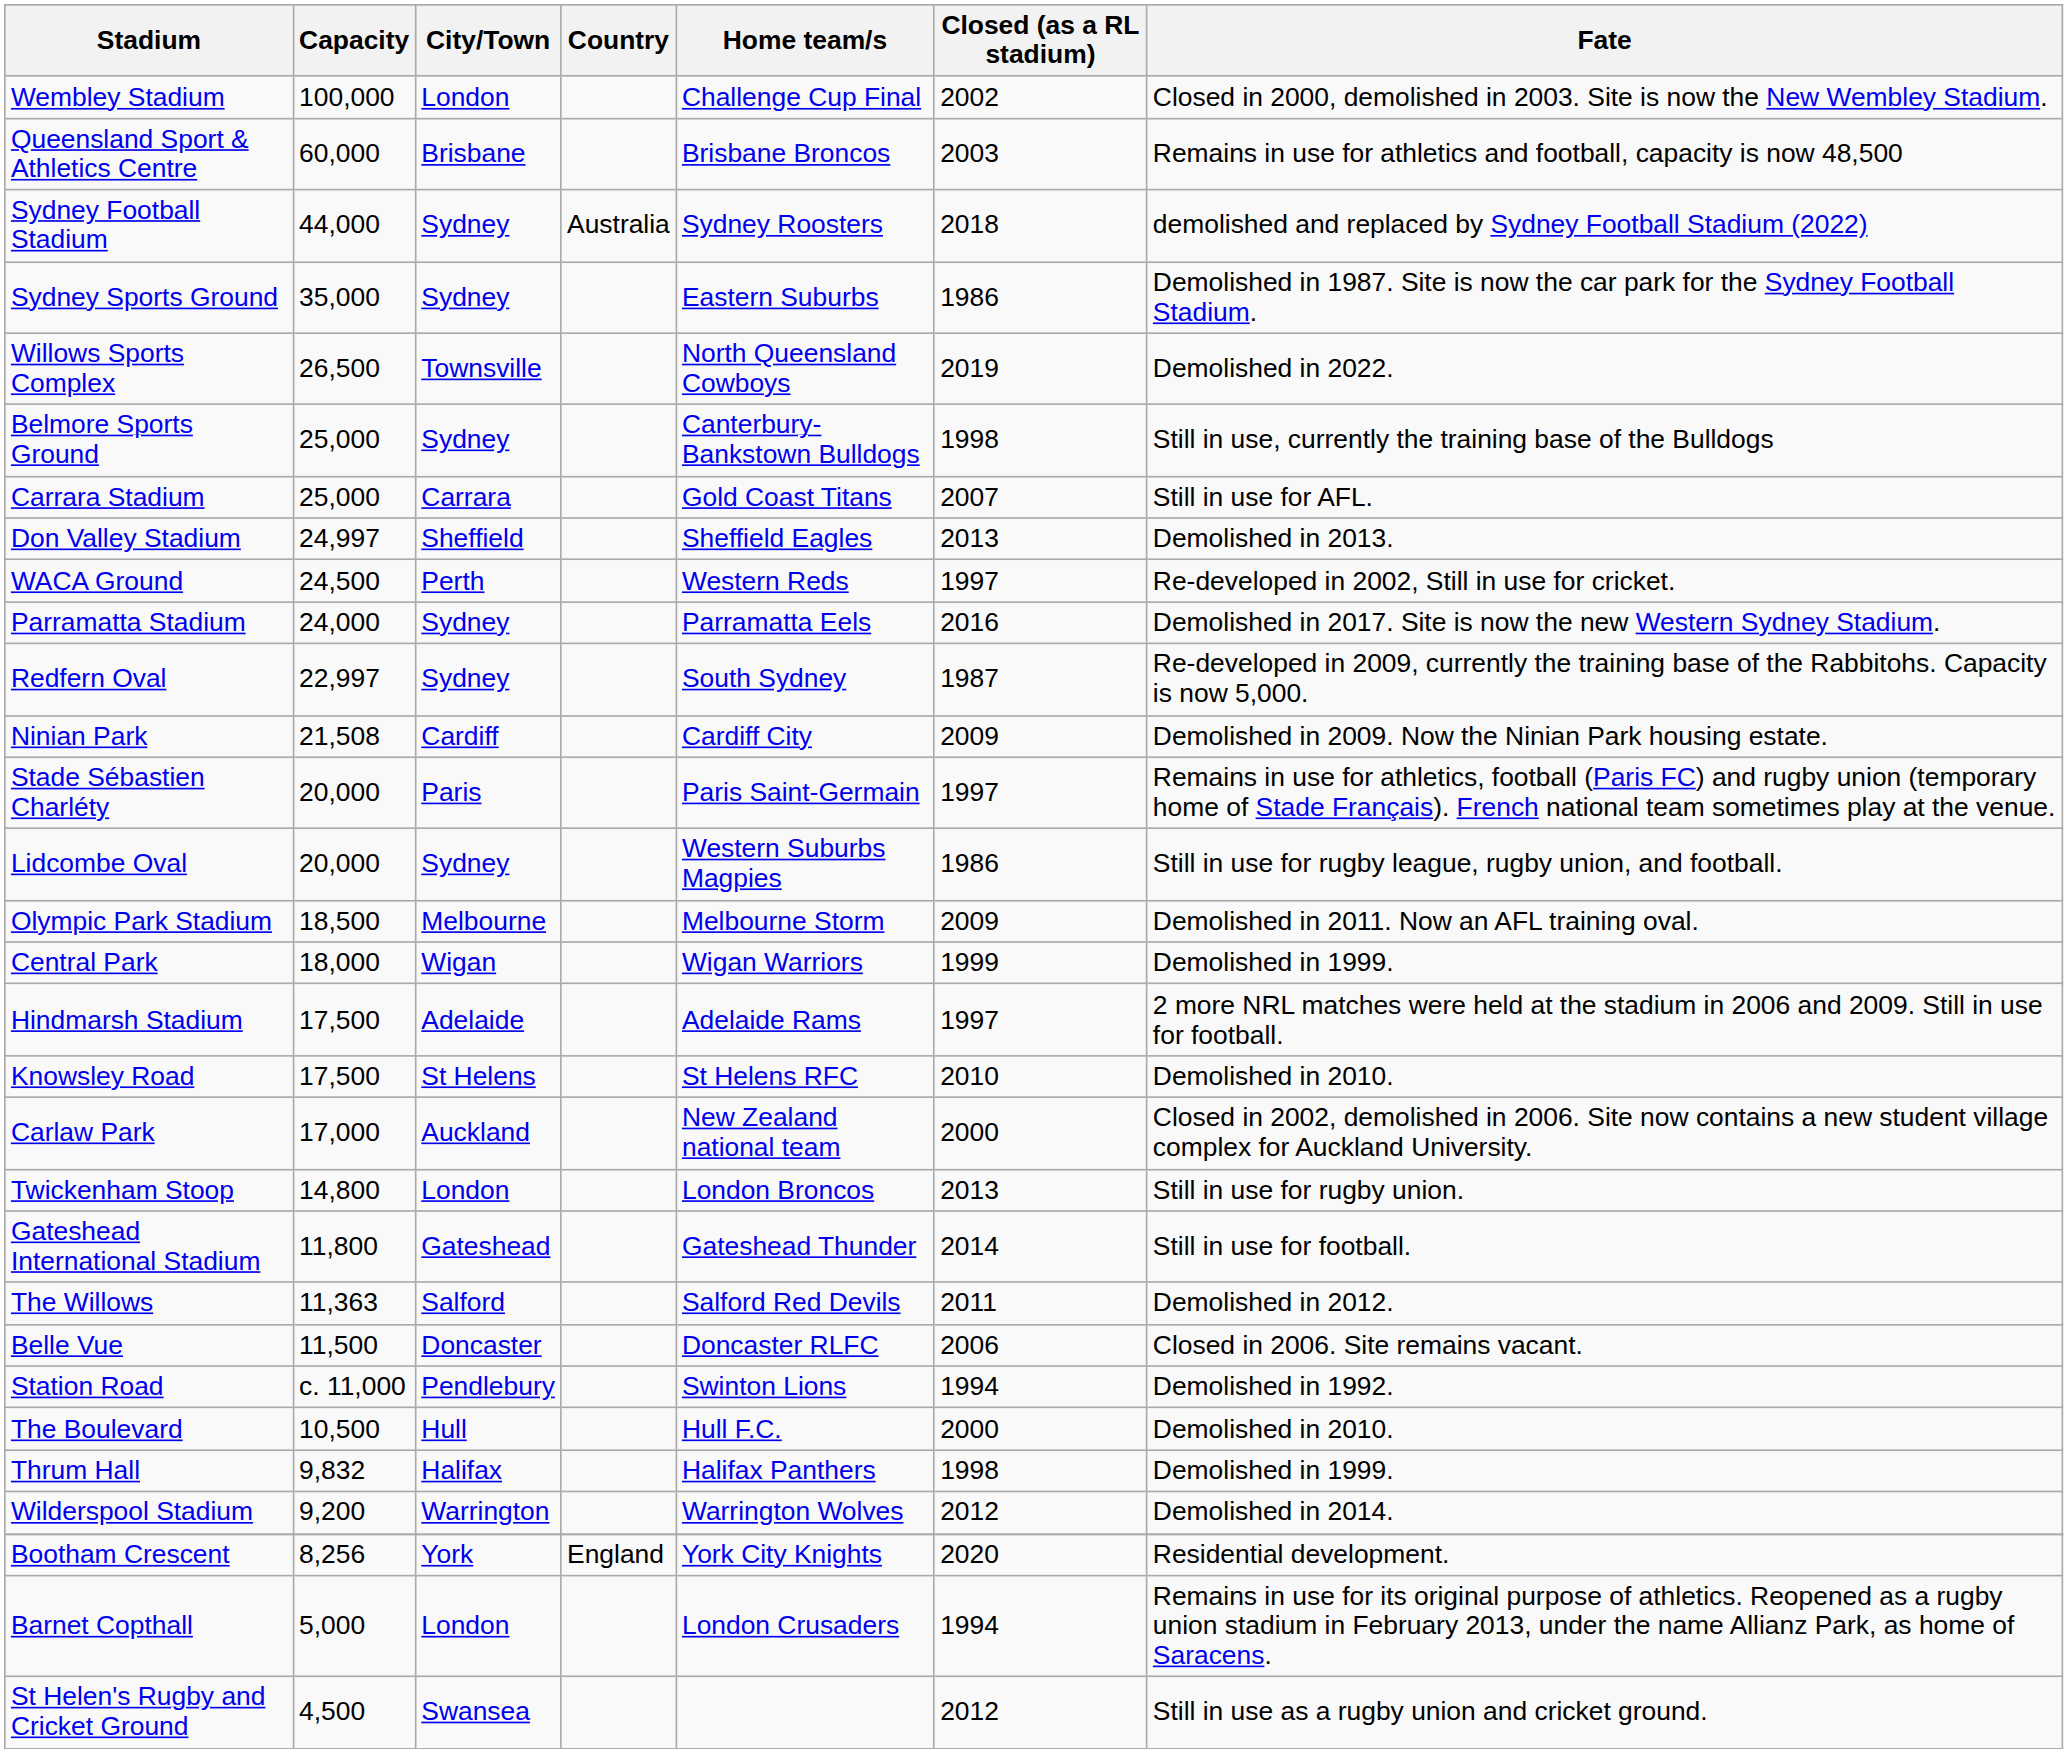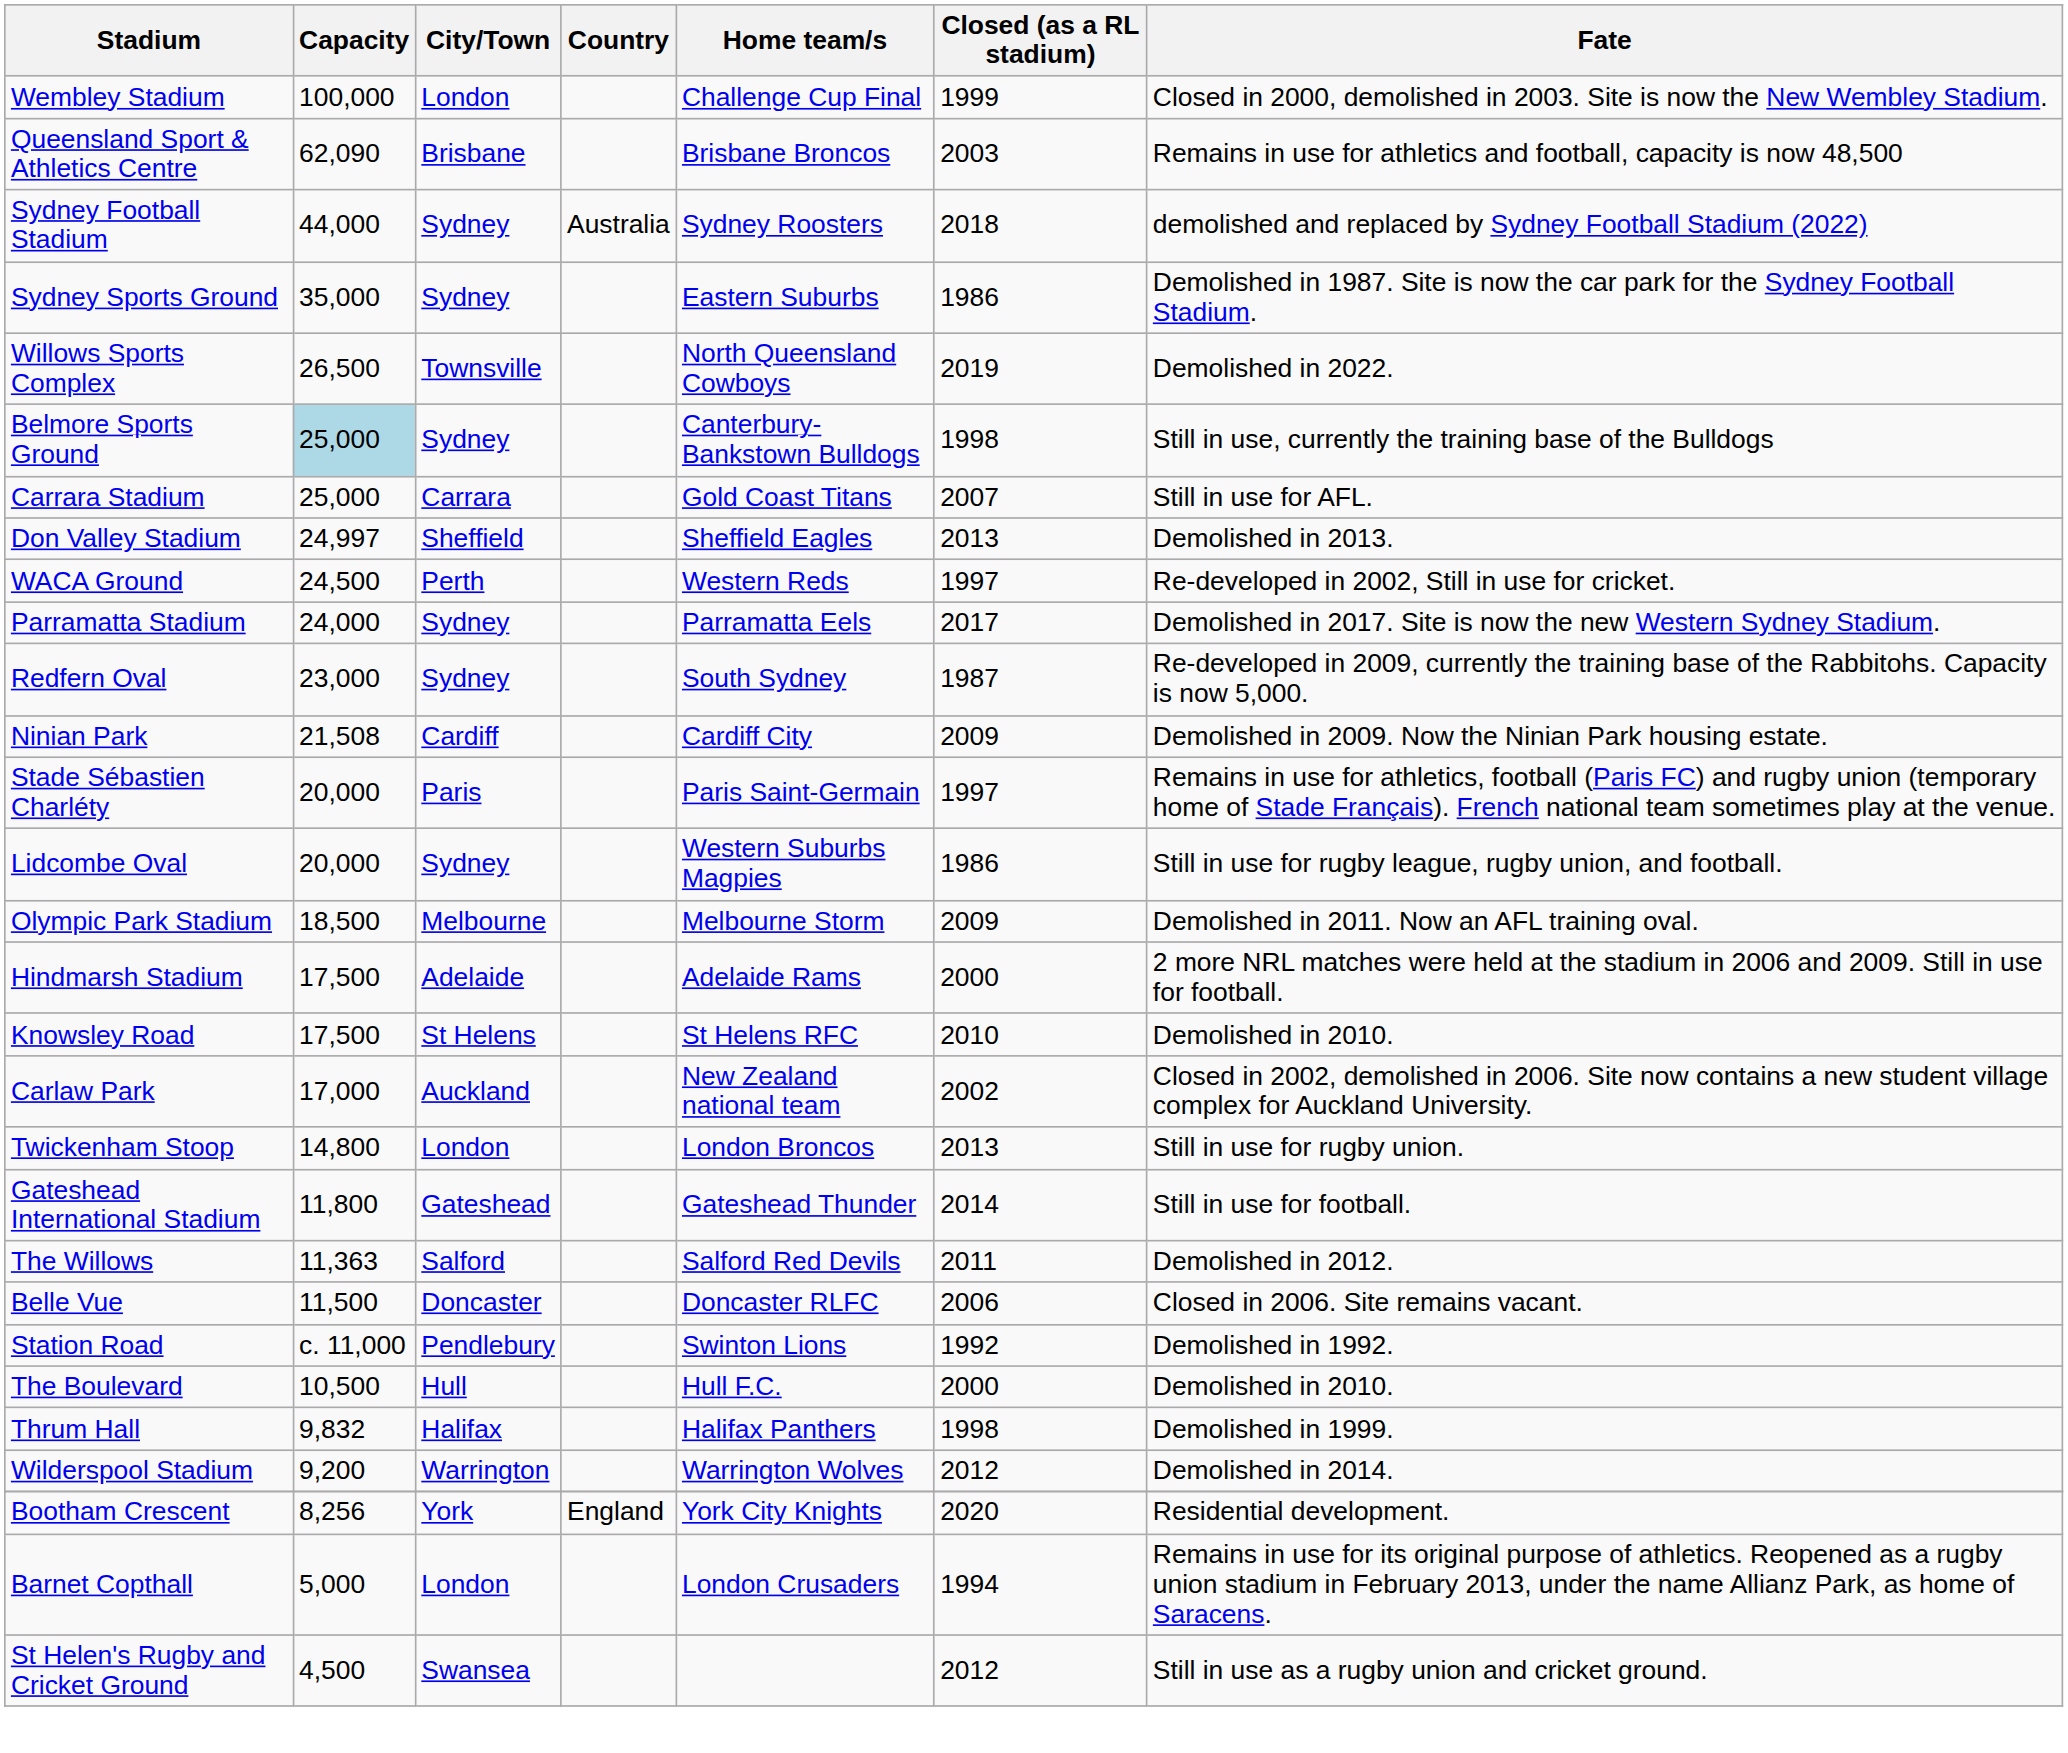(970, 97) 2002 -> (970, 97) 1999
(339, 153) 60,000 -> (339, 153) 62,090
(339, 439) no background -> (339, 439) lightblue background
(970, 622) 2016 -> (970, 622) 2017
(339, 679) 22,997 -> (339, 679) 23,000
- row: (84, 962)
(970, 1019) 1997 -> (970, 977) 2000
(970, 1132) 2000 -> (970, 1090) 2002
(970, 1386) 1994 -> (970, 1344) 1992
